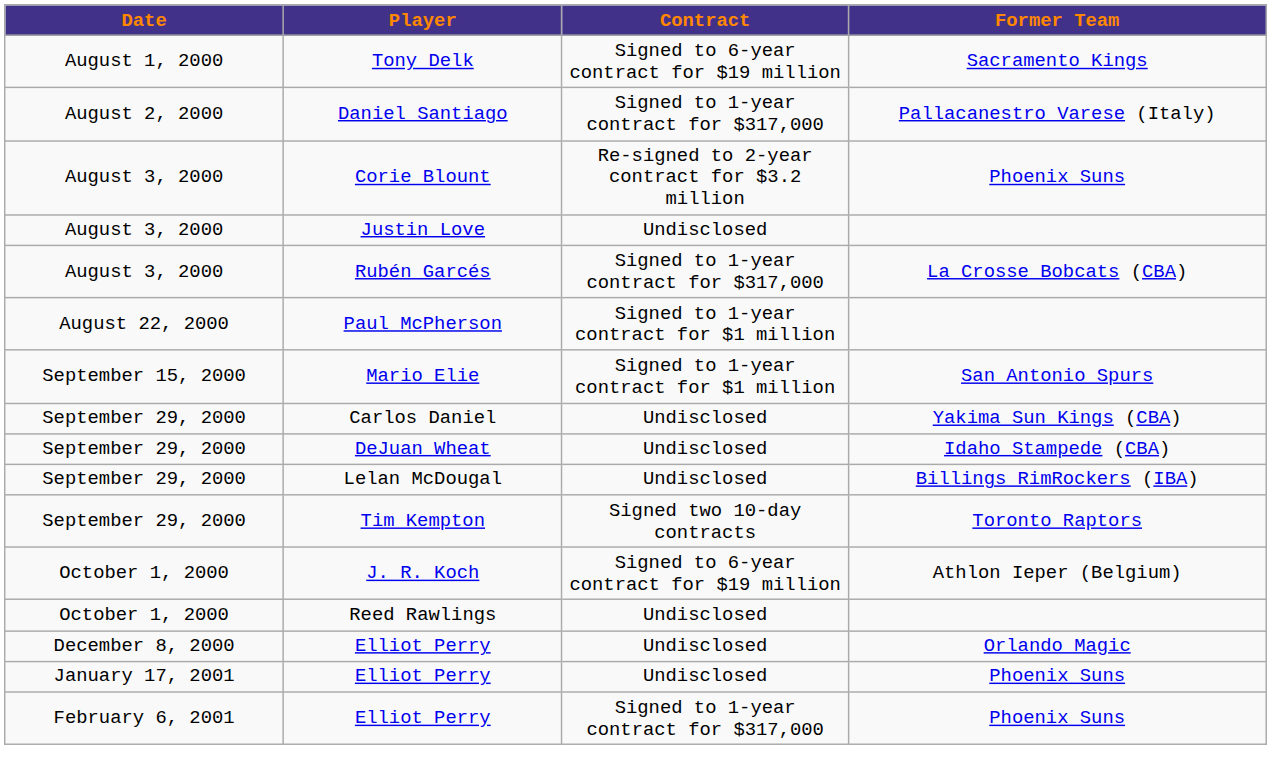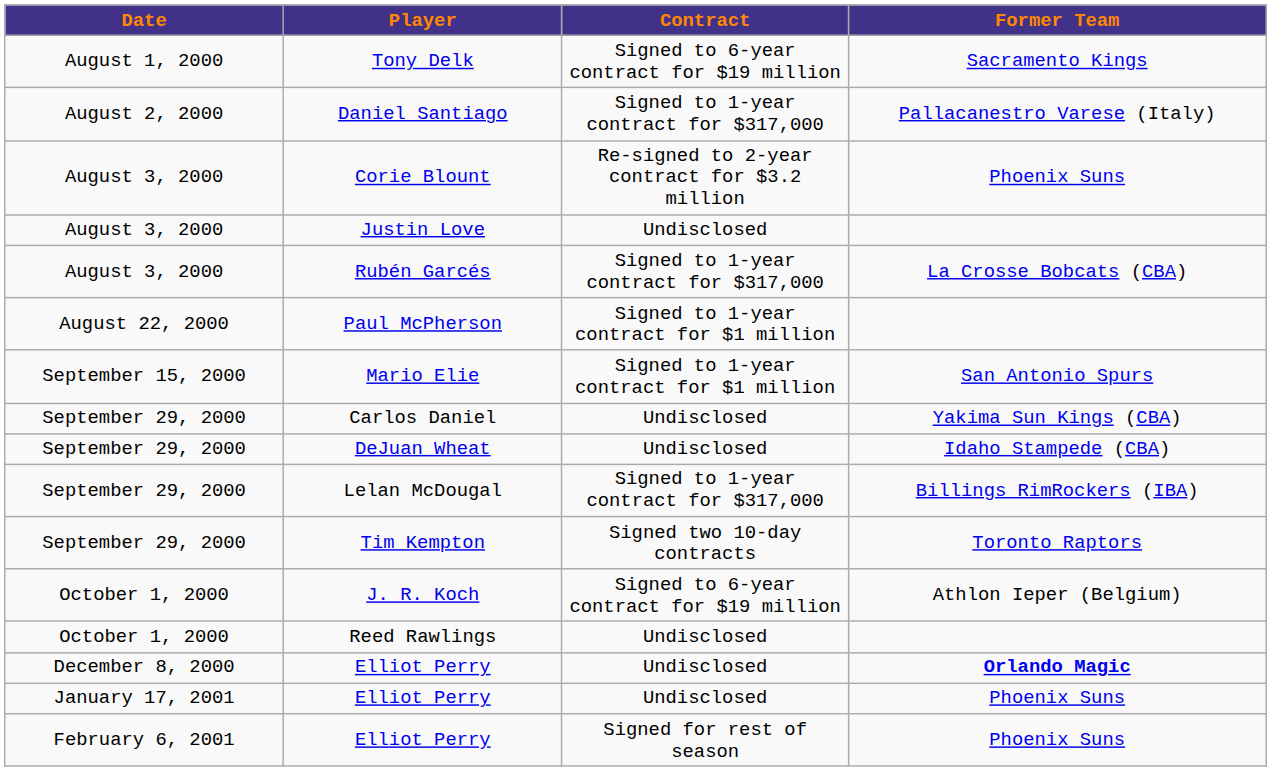(705, 480) Undisclosed -> (705, 490) Signed to 1-year contract for $317,000
(1057, 646) normal -> (1057, 668) bold
(705, 718) Signed to 1-year contract for $317,000 -> (705, 740) Signed for rest of season
